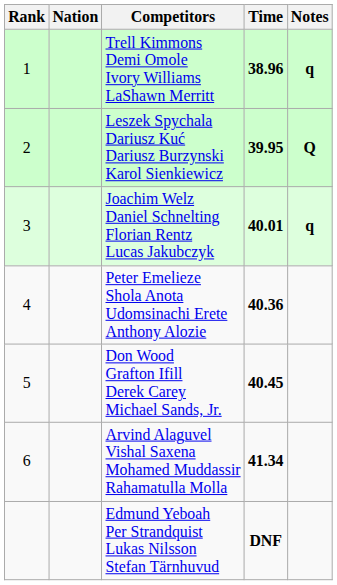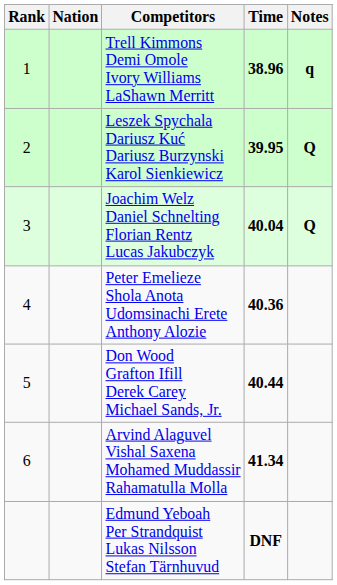(266, 226) 40.01 -> (266, 226) 40.04
(310, 226) q -> (310, 226) Q
(266, 383) 40.45 -> (266, 383) 40.44
